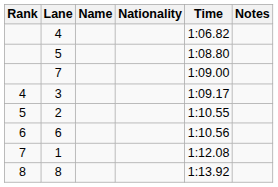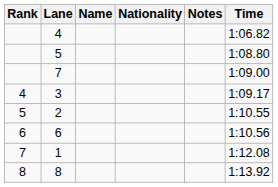columns swapped: (209, 14) <-> (252, 14)
